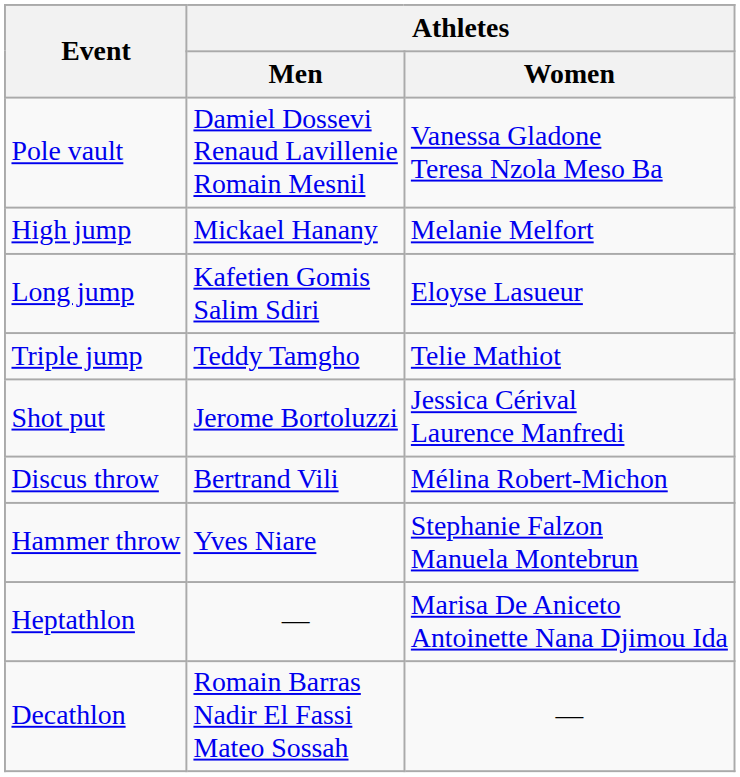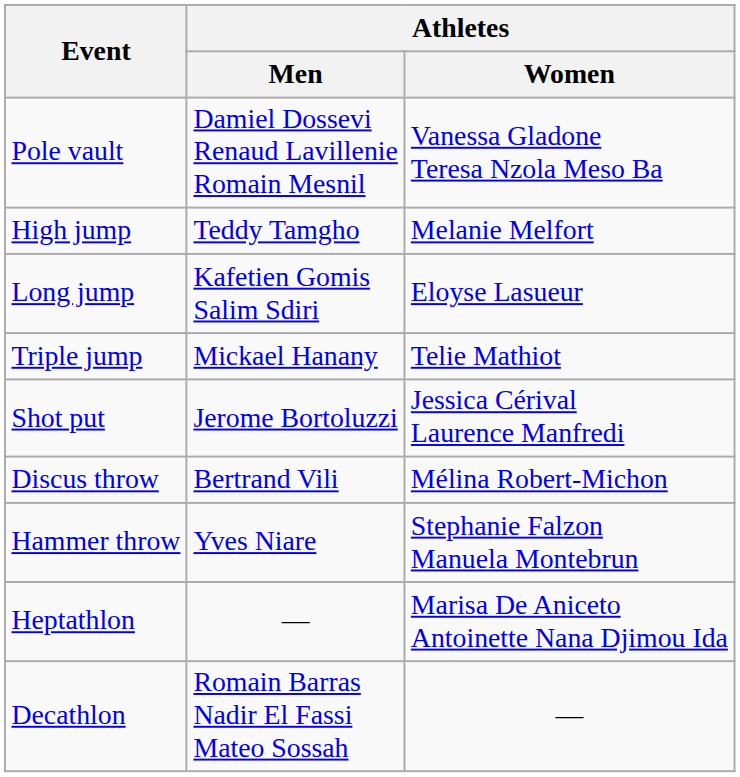(286, 230) Mickael Hanany -> (276, 230) Teddy Tamgho
(276, 355) Teddy Tamgho -> (286, 355) Mickael Hanany
